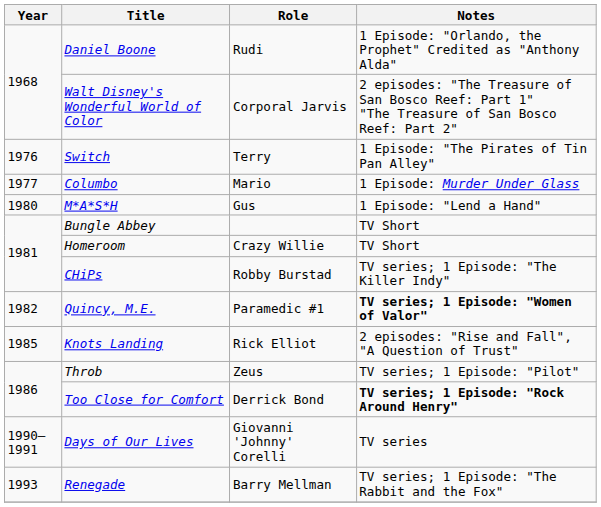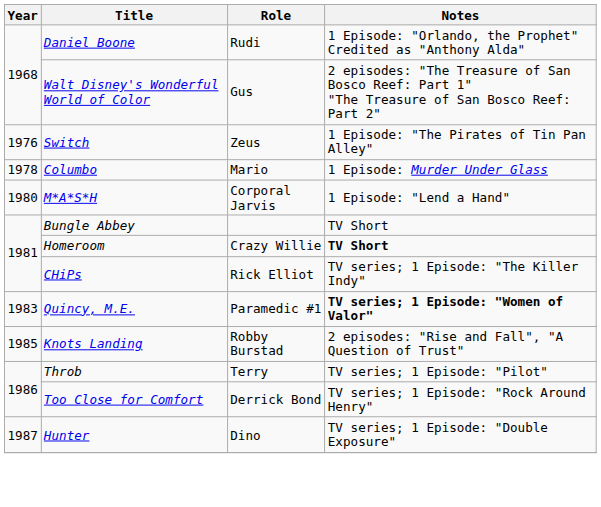(290, 107) Corporal Jarvis -> (242, 92) Gus
(252, 156) Terry -> (245, 142) Zeus
(23, 184) 1977 -> (23, 170) 1978
(244, 205) Gus -> (261, 198) Corporal Jarvis
(390, 246) normal -> (358, 246) bold
(282, 274) Robby Burstad -> (272, 274) Rick Elliot
(23, 309) 1982 -> (23, 309) 1983
(275, 344) Rick Elliot -> (257, 344) Robby Burstad
(248, 372) Zeus -> (249, 372) Terry
(462, 400) bold -> (457, 400) normal
+ row: (67, 435)
- row: (129, 442)
- row: (95, 484)
